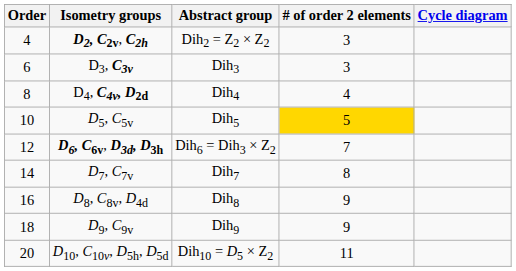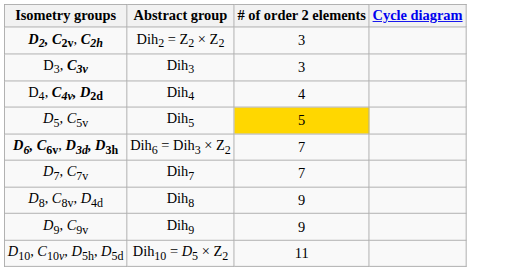- column: (27, 15)
(347, 173) 8 -> (302, 173) 7
